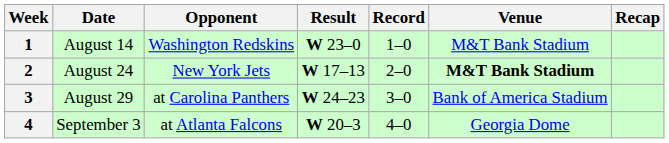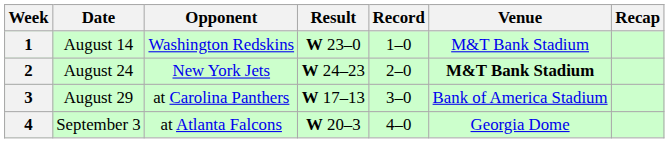(333, 71) W 17–13 -> (333, 71) W 24–23
(333, 97) W 24–23 -> (333, 97) W 17–13
